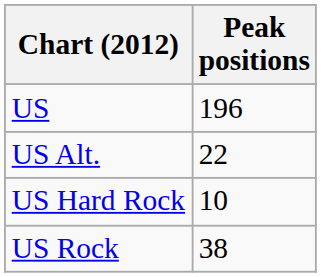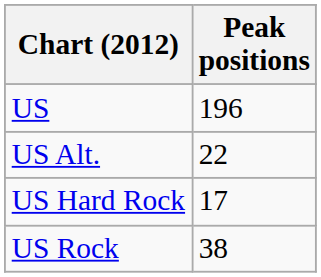(213, 201) 10 -> (213, 201) 17
